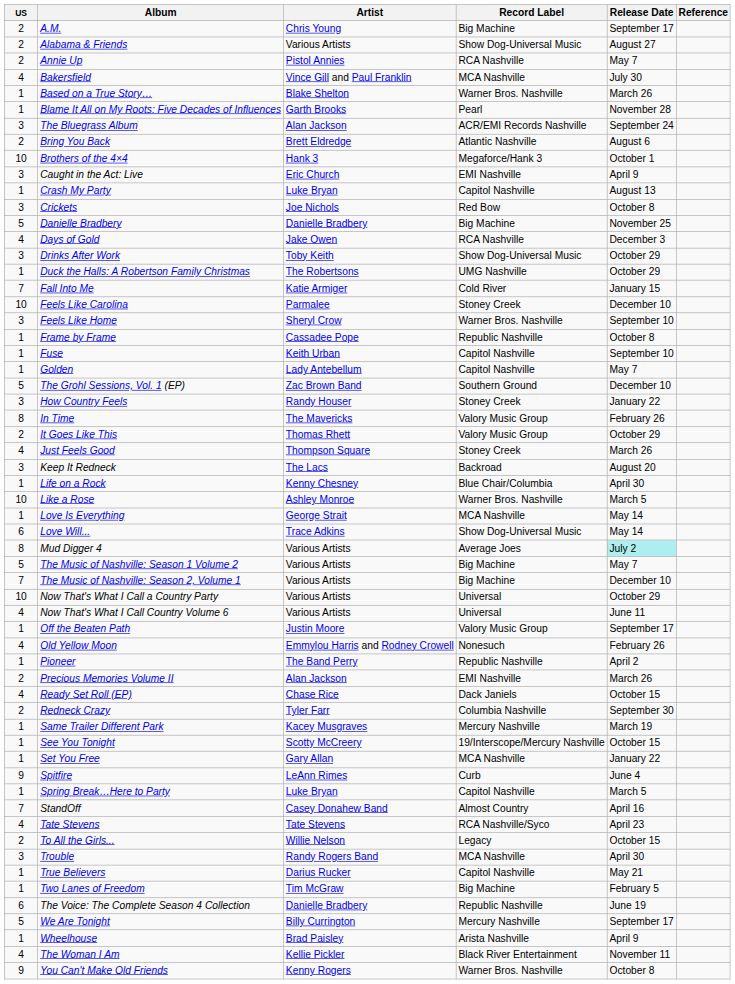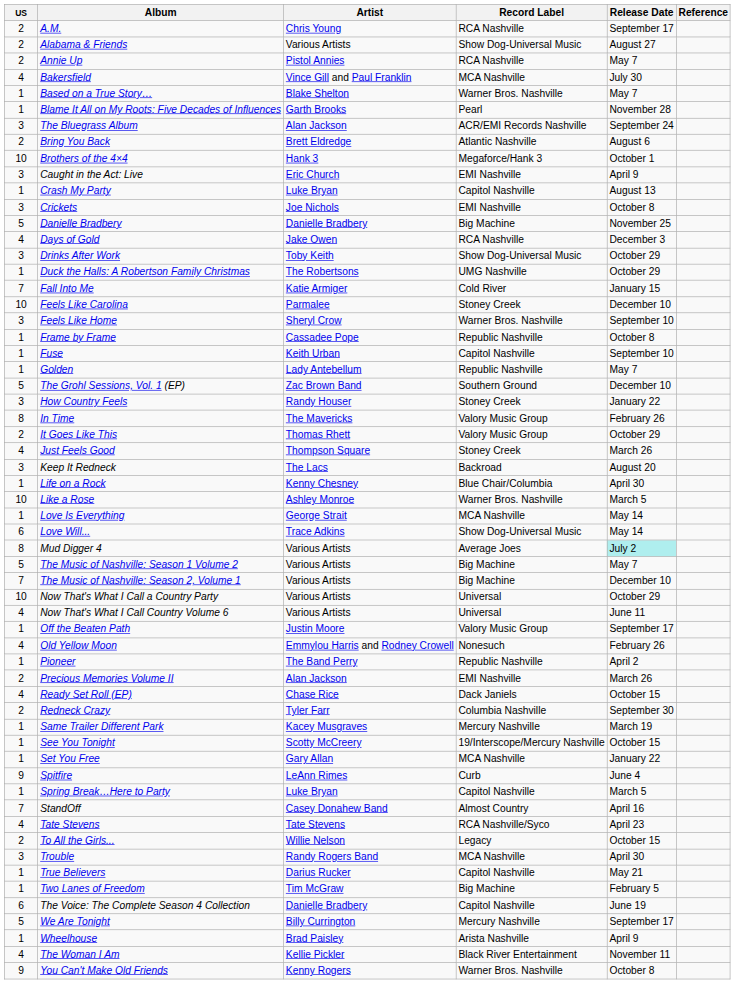(487, 28) Big Machine -> (491, 28) RCA Nashville
(631, 93) March 26 -> (623, 93) May 7
(479, 207) Red Bow -> (490, 207) EMI Nashville
(497, 369) Capitol Nashville -> (501, 369) Republic Nashville
(501, 905) Republic Nashville -> (497, 905) Capitol Nashville
